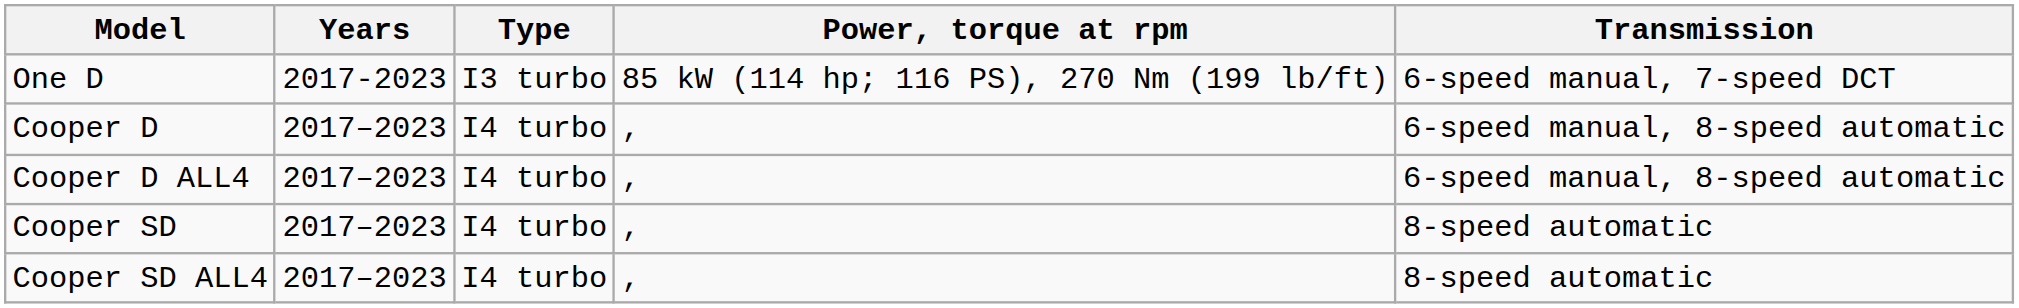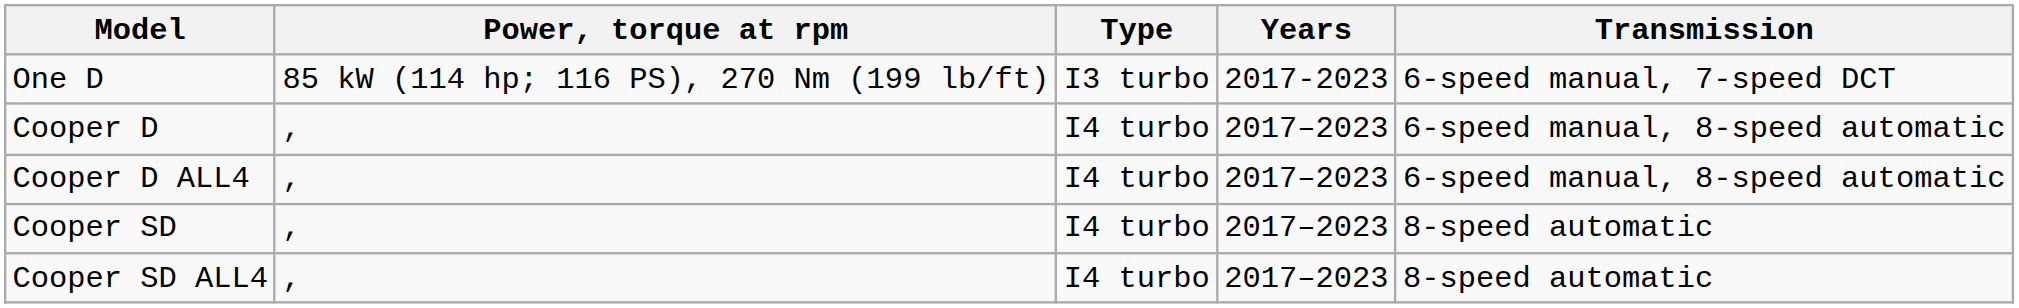columns swapped: (365, 30) <-> (1005, 30)
